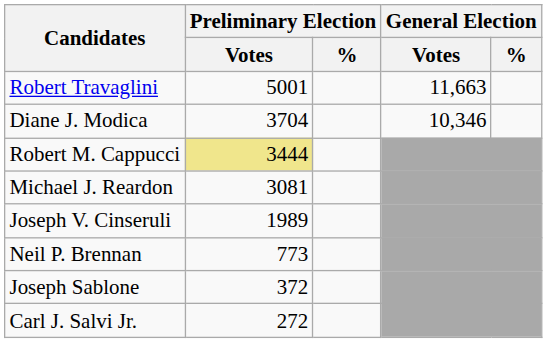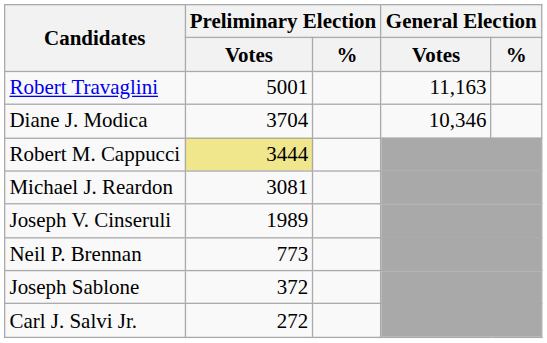(458, 87) 11,663 -> (458, 87) 11,163
